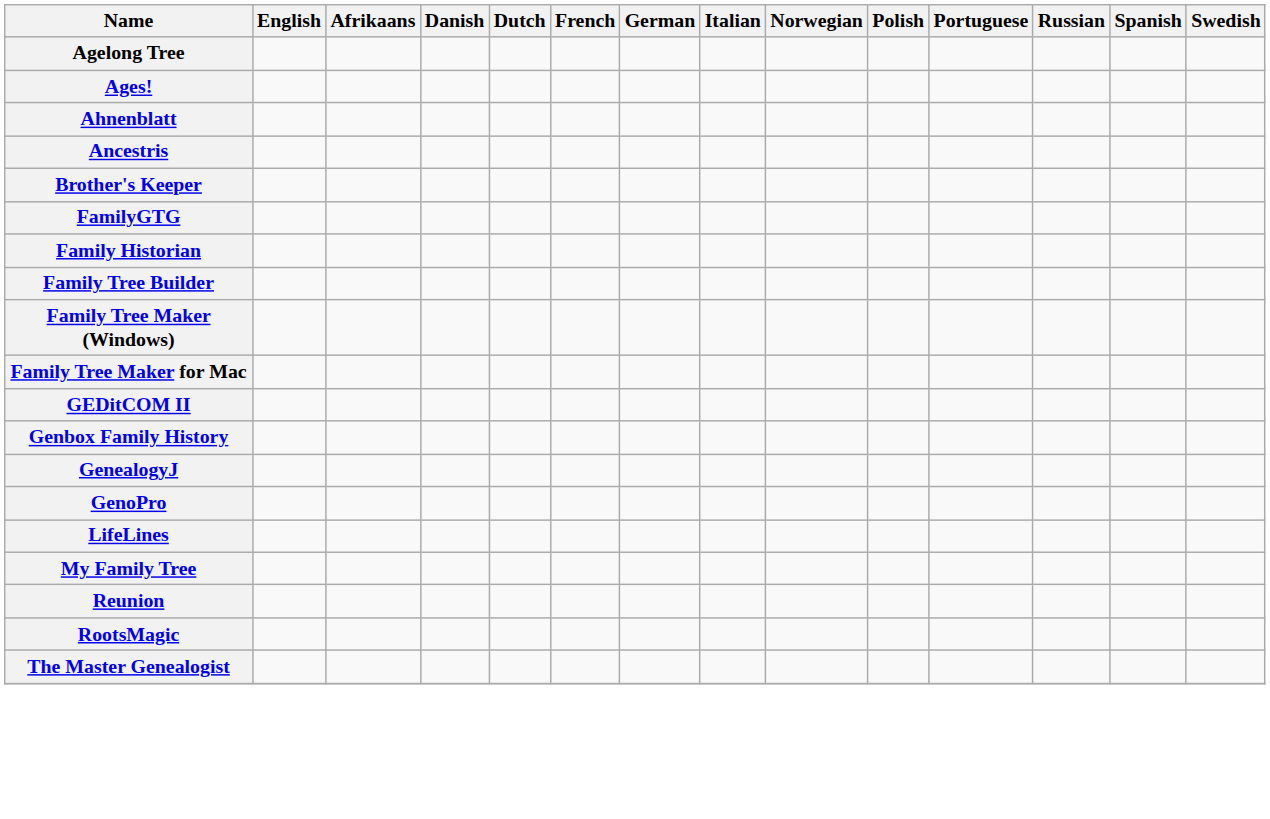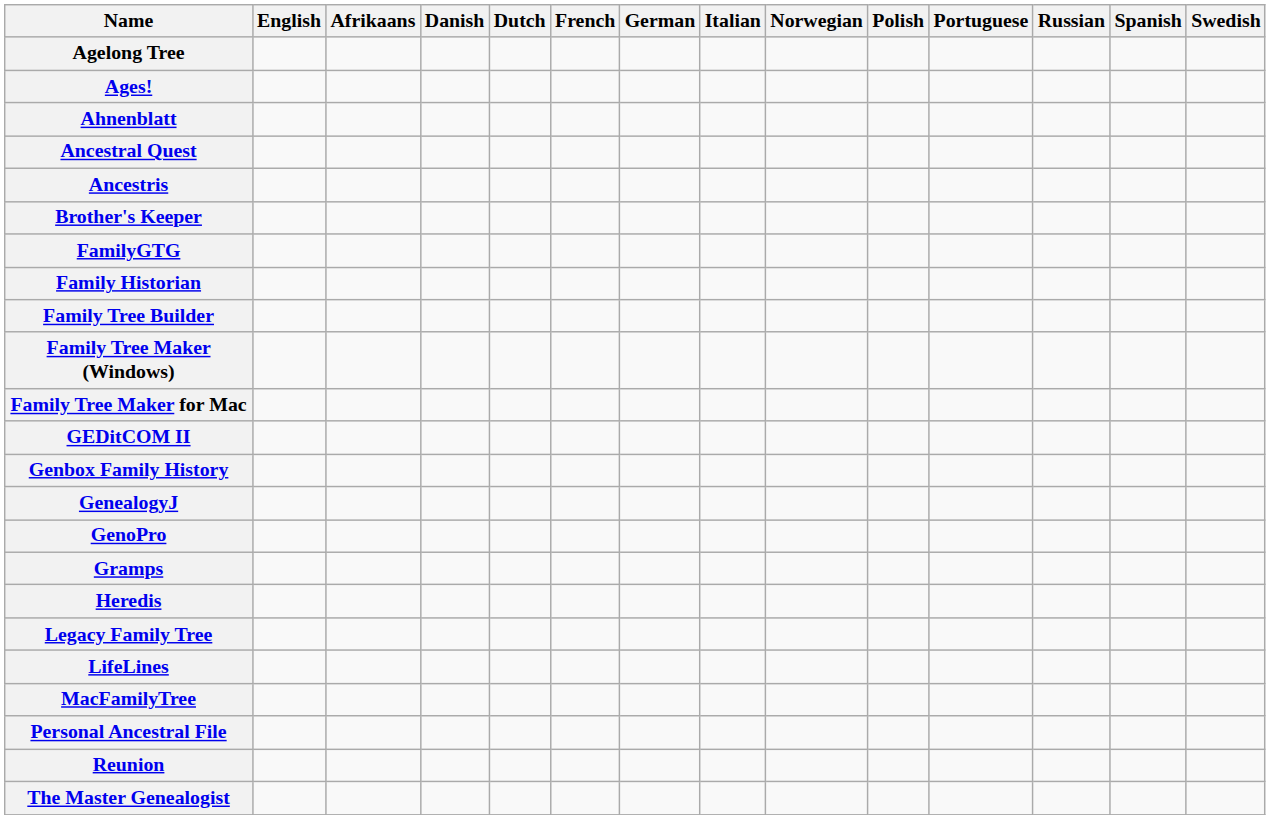+ row: (129, 151)
+ row: (129, 567)
+ row: (129, 600)
+ row: (129, 633)
+ row: (129, 699)
- row: (129, 567)
+ row: (129, 731)
- row: (129, 633)
